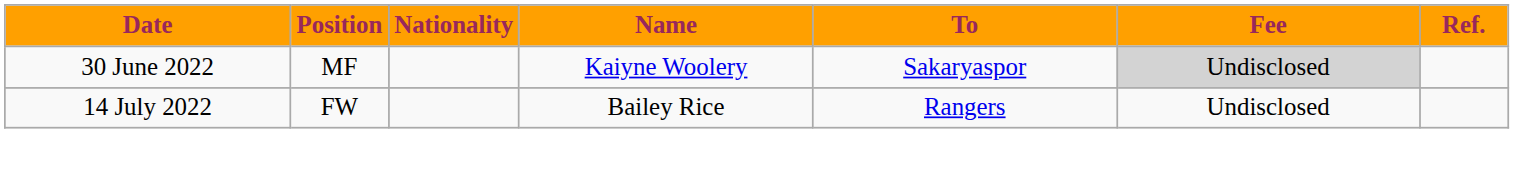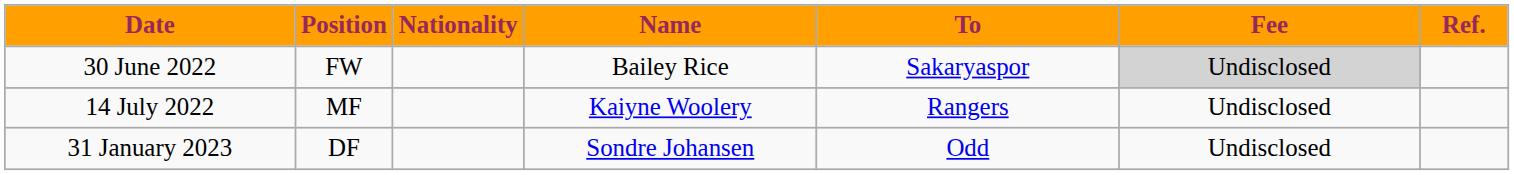(339, 66) MF -> (344, 66) FW
(666, 66) Kaiyne Woolery -> (670, 66) Bailey Rice
(339, 107) FW -> (344, 107) MF
(666, 107) Bailey Rice -> (670, 107) Kaiyne Woolery
+ row: (150, 148)
